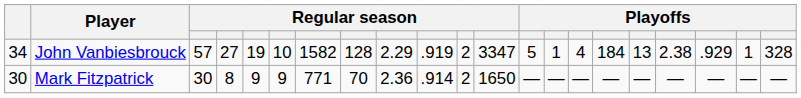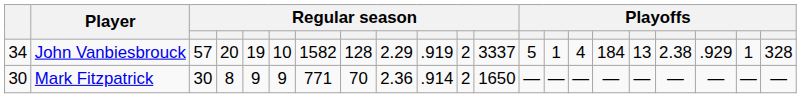(229, 52) 27 -> (229, 52) 20
(497, 52) 3347 -> (497, 52) 3337
